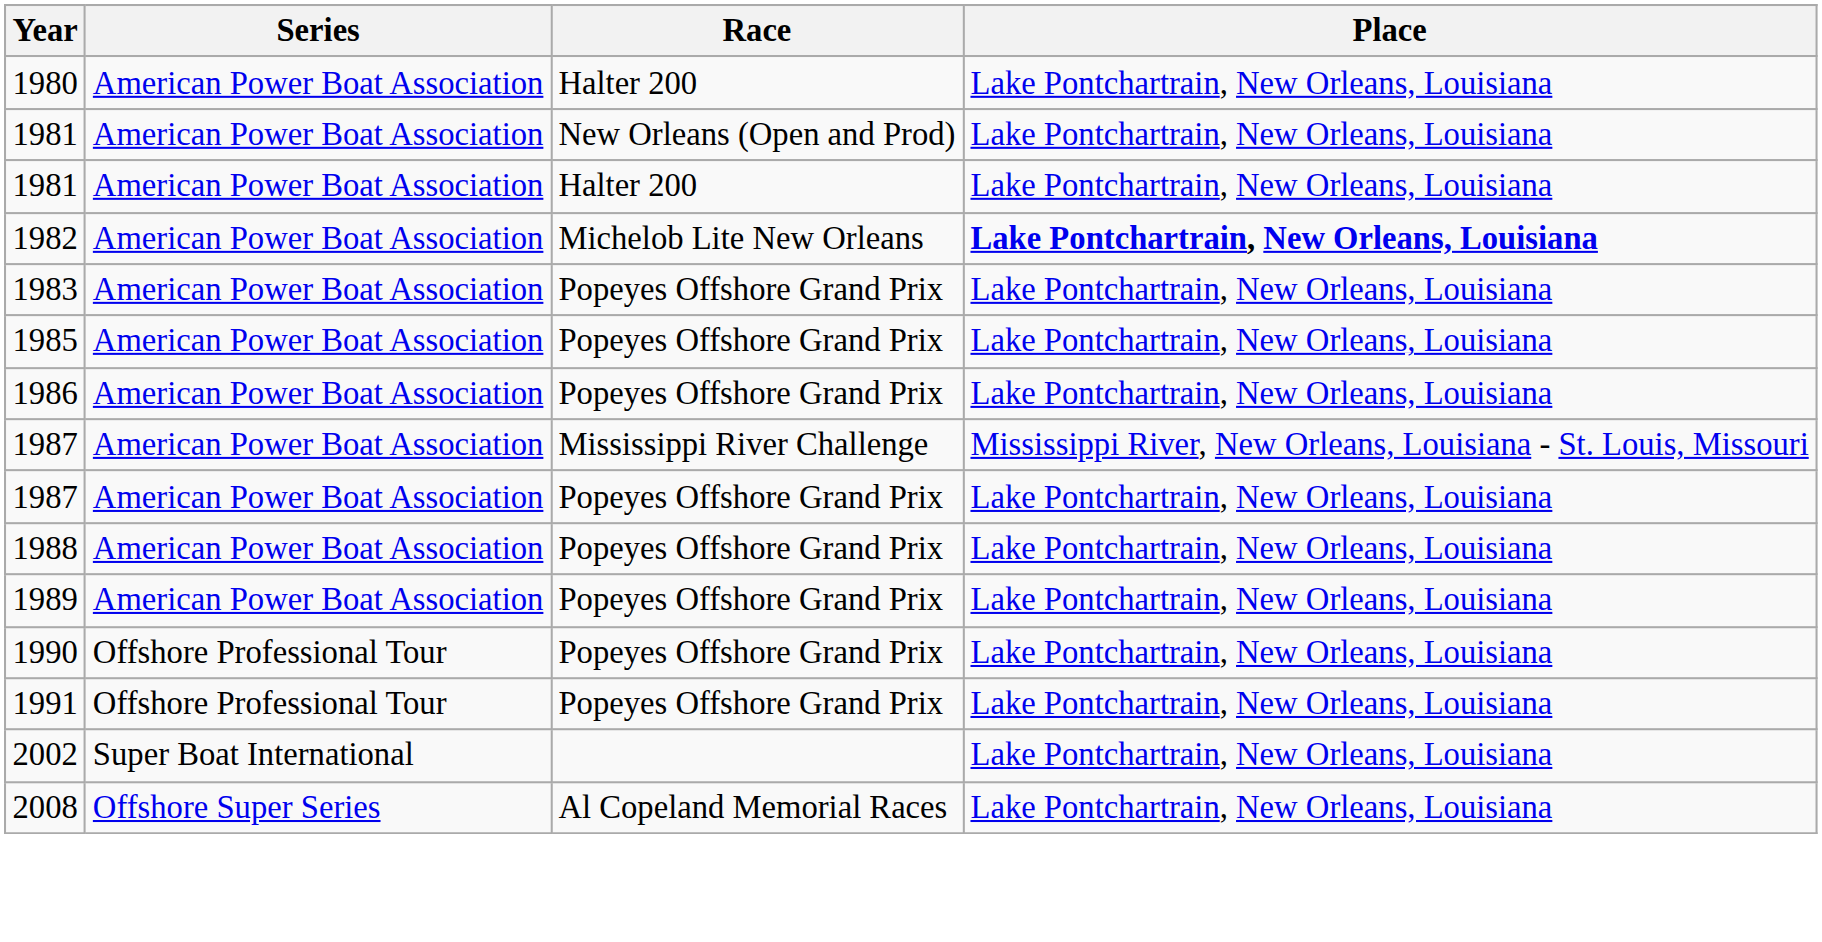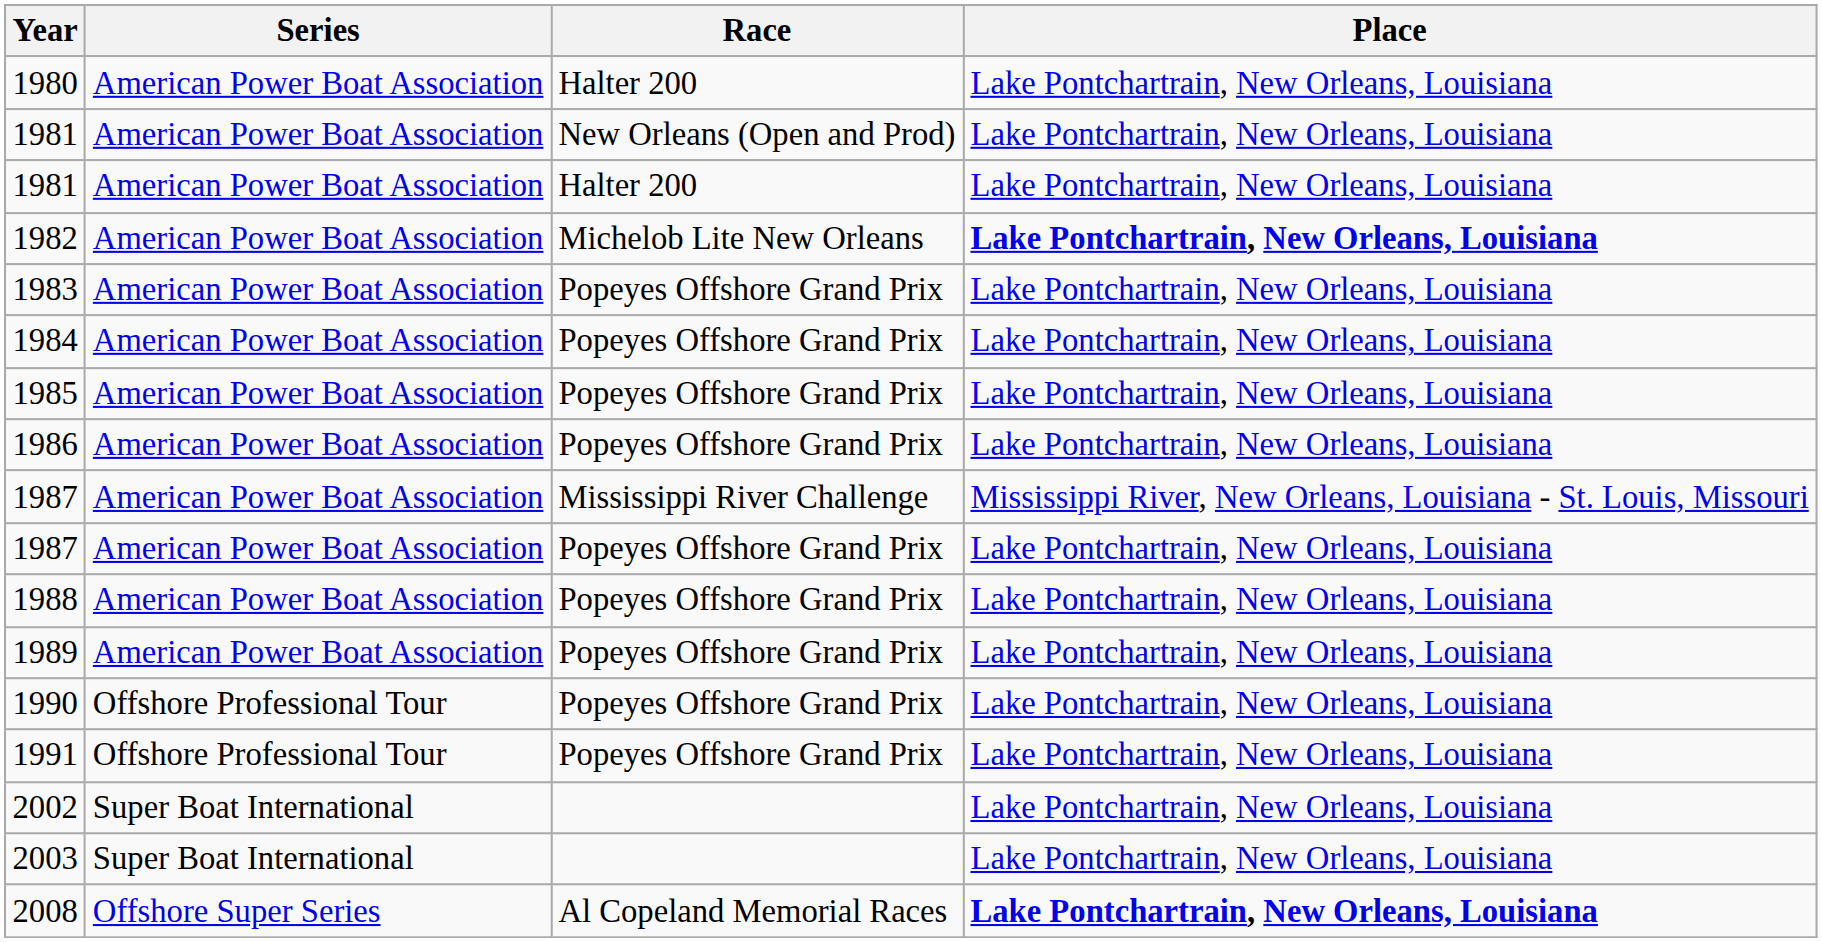+ row: (45, 340)
+ row: (45, 858)
(1261, 806) normal -> (1284, 910) bold
